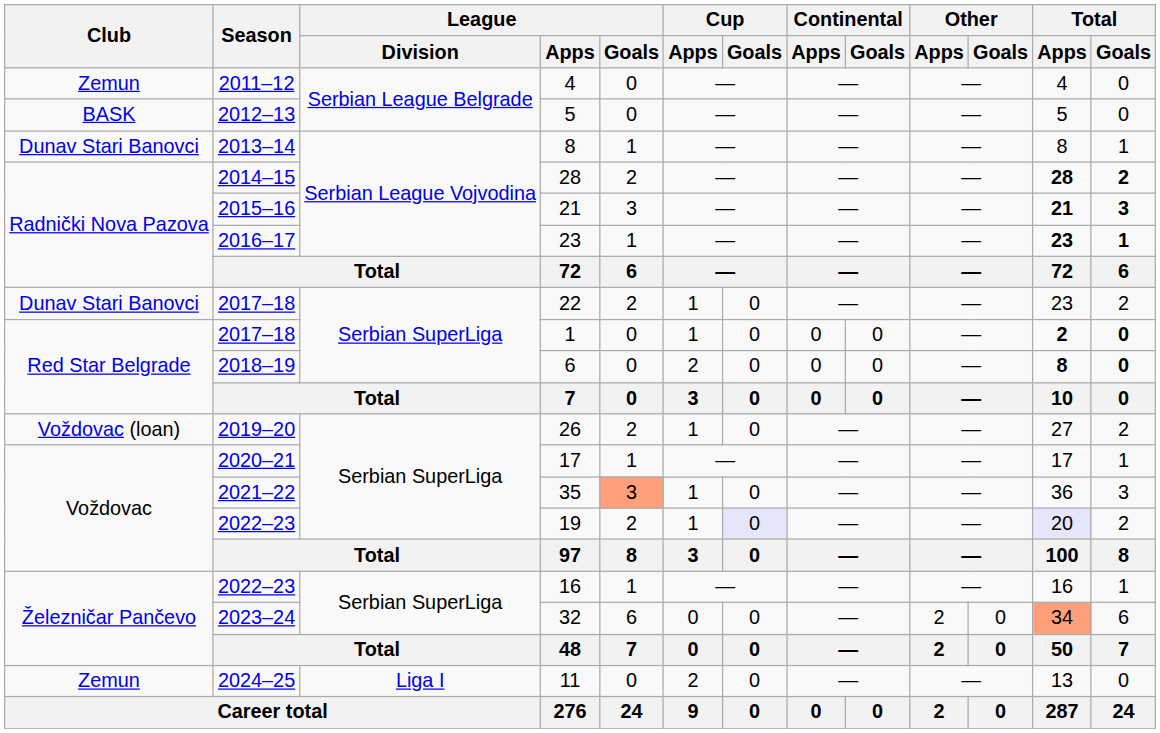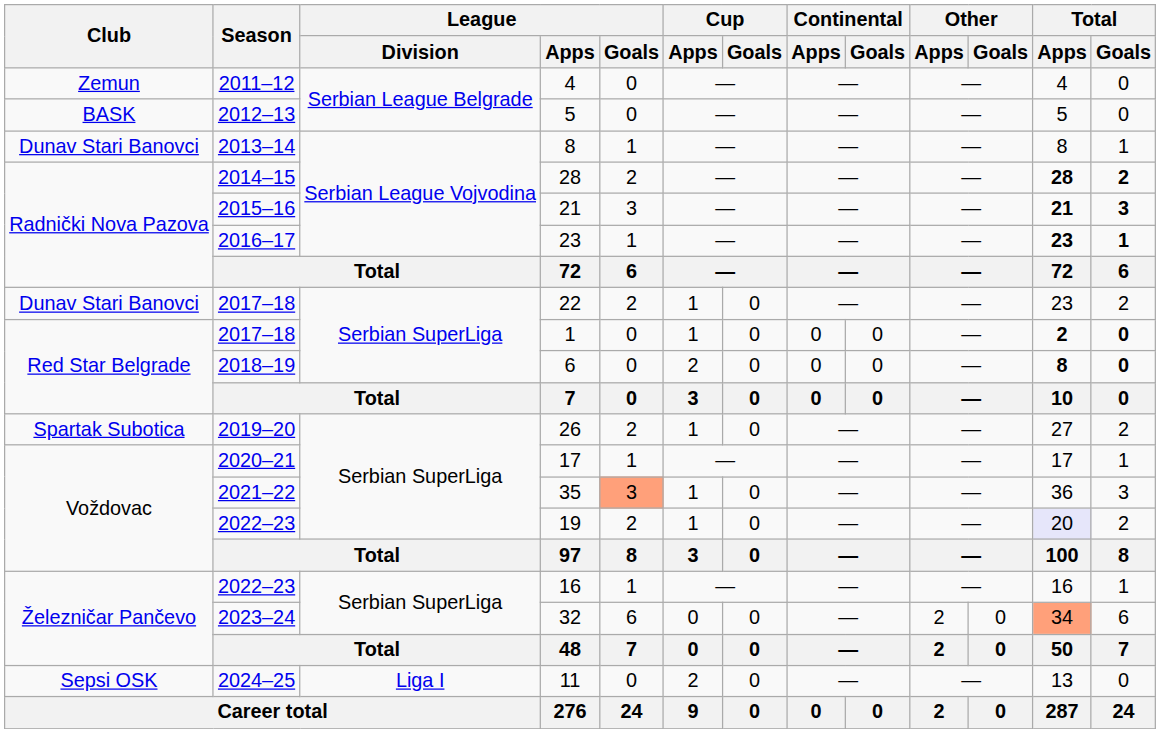(109, 429) Voždovac (loan) -> (109, 429) Spartak Subotica
(754, 523) lavender background -> (754, 523) no background
(109, 680) Zemun -> (109, 680) Sepsi OSK
